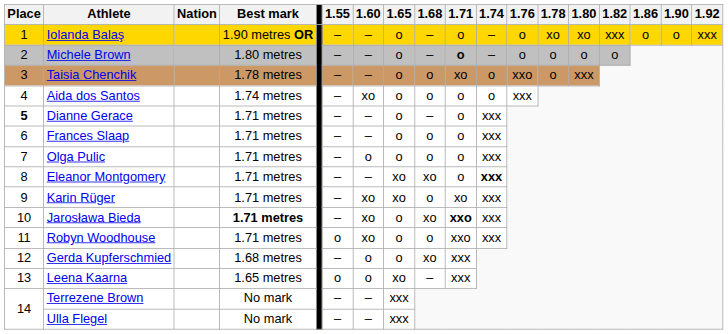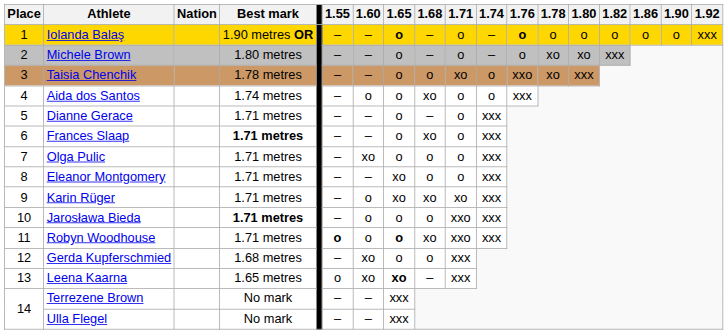(399, 34) normal -> (399, 34) bold
(522, 34) normal -> (522, 34) bold
(553, 34) xo -> (553, 34) o
(584, 34) xo -> (584, 34) o
(615, 34) xxx -> (615, 34) o
(461, 55) bold -> (461, 55) normal
(553, 55) o -> (553, 55) xo
(584, 55) o -> (584, 55) xo
(615, 55) o -> (615, 55) xxx
(553, 75) o -> (553, 75) xo
(368, 95) xo -> (368, 95) o
(430, 95) o -> (430, 95) xo
(24, 116) bold -> (24, 116) normal
(268, 136) normal -> (268, 136) bold
(430, 136) o -> (430, 136) xo
(368, 156) o -> (368, 156) xo
(430, 177) xo -> (430, 177) o
(492, 177) bold -> (492, 177) normal
(368, 197) xo -> (368, 197) o
(430, 197) o -> (430, 197) xo
(368, 217) xo -> (368, 217) o
(430, 217) xo -> (430, 217) o
(461, 217) bold -> (461, 217) normal
(337, 237) normal -> (337, 237) bold
(368, 237) xo -> (368, 237) o
(399, 237) normal -> (399, 237) bold
(430, 237) o -> (430, 237) xo
(368, 258) o -> (368, 258) xo
(430, 258) xo -> (430, 258) o
(368, 278) o -> (368, 278) xo
(399, 278) normal -> (399, 278) bold
